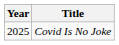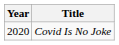(18, 31) 2025 -> (18, 31) 2020
